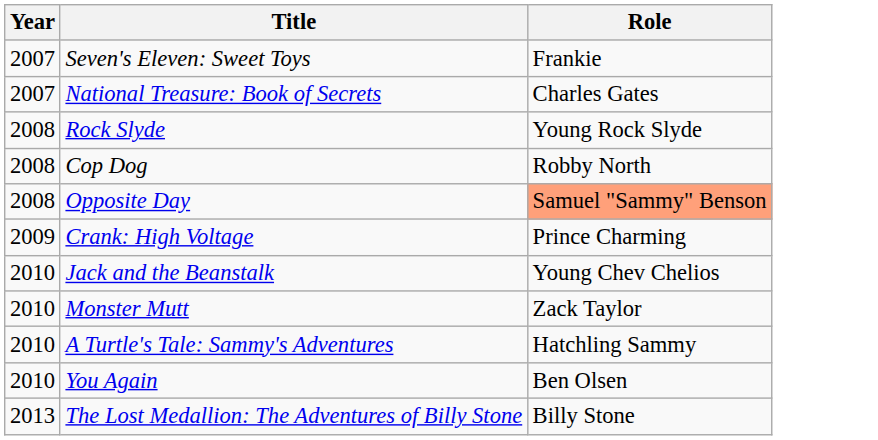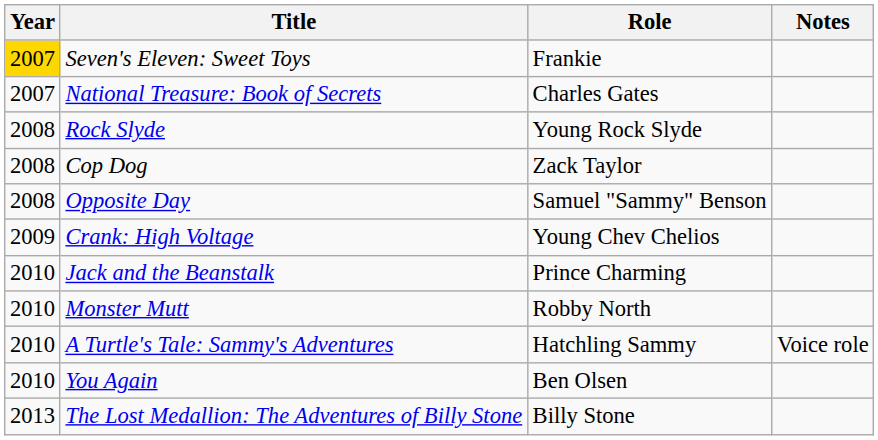+ column: (823, 22)
(32, 58) no background -> (32, 58) gold background
(592, 165) Robby North -> (587, 165) Zack Taylor
(650, 201) lightsalmon background -> (650, 201) no background
(609, 237) Prince Charming -> (626, 237) Young Chev Chelios
(626, 272) Young Chev Chelios -> (609, 272) Prince Charming
(587, 308) Zack Taylor -> (592, 308) Robby North
